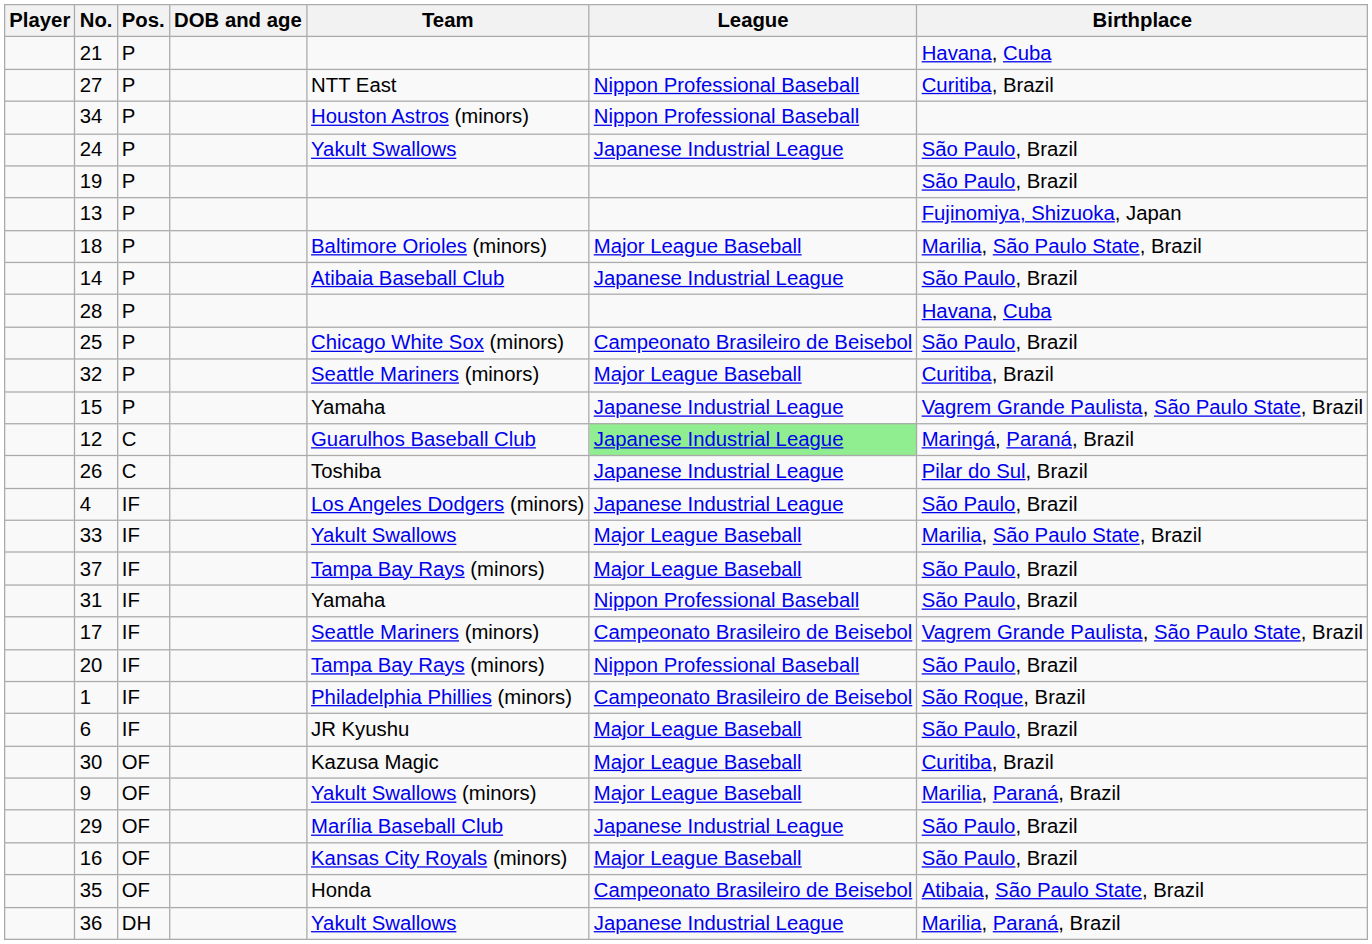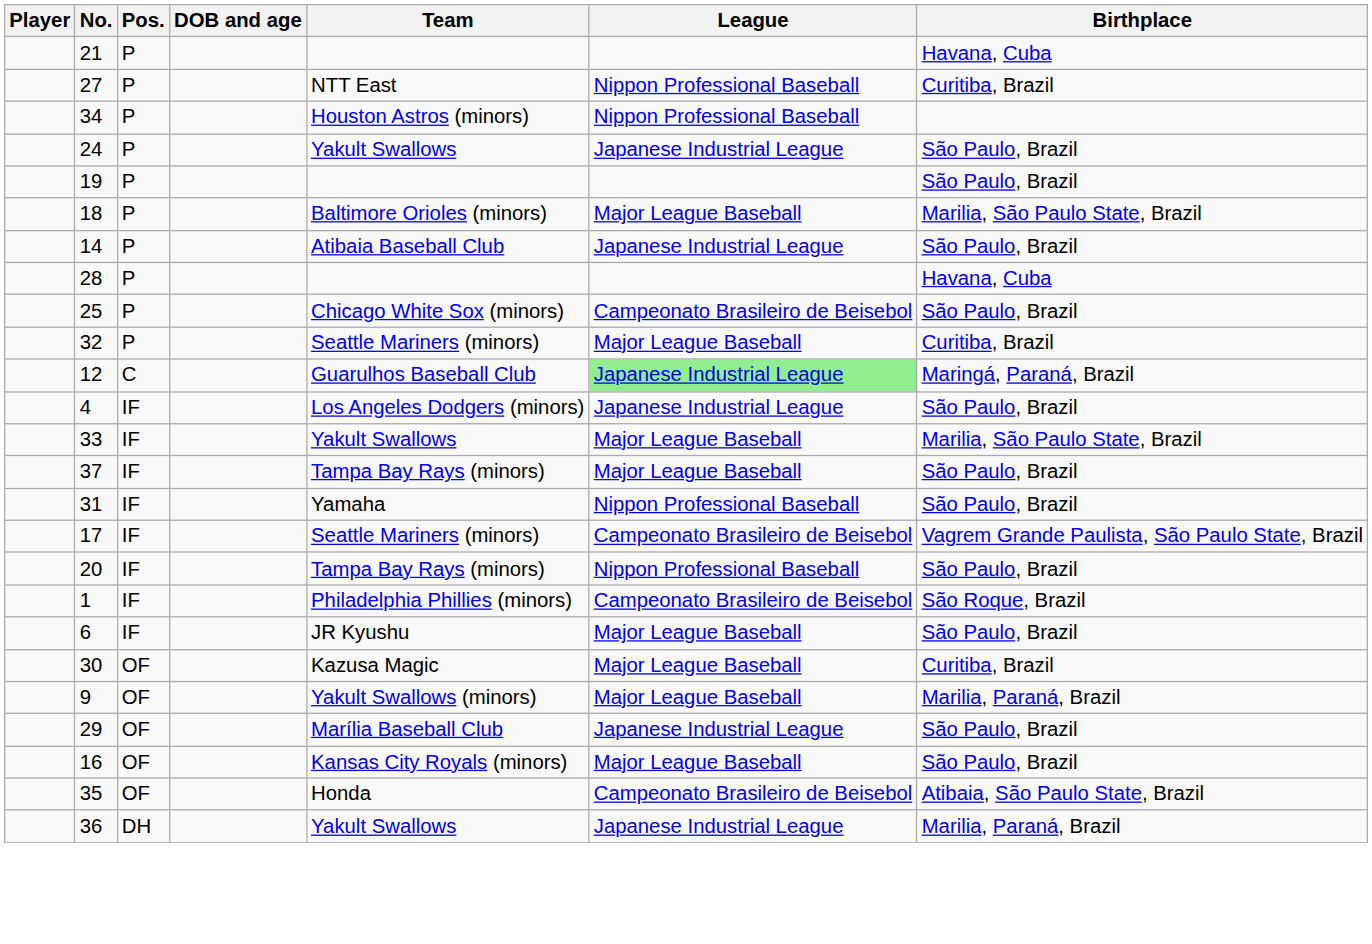- row: (91, 213)
- row: (91, 407)
- row: (91, 471)
